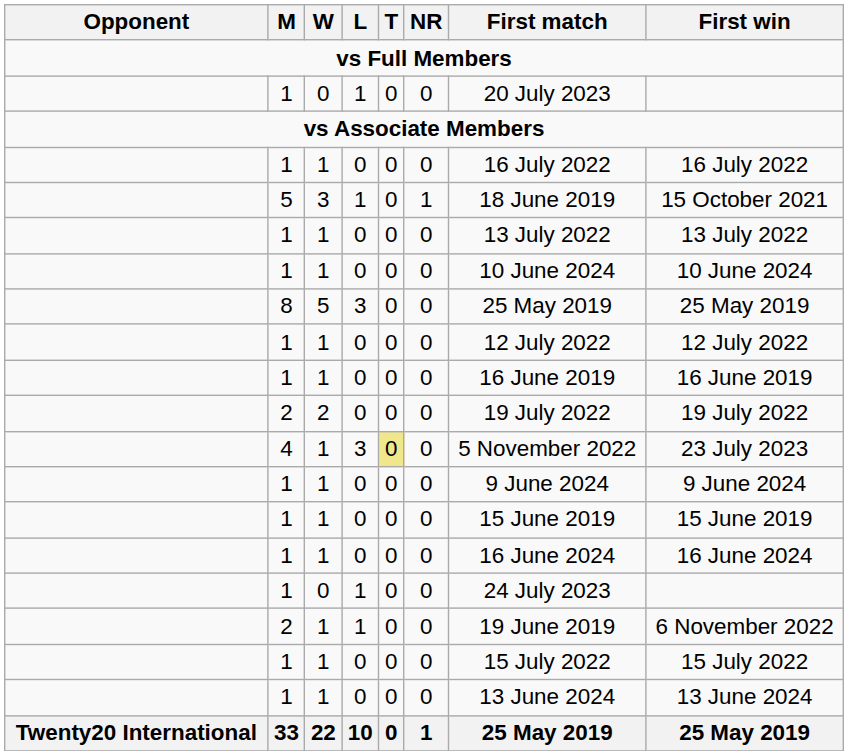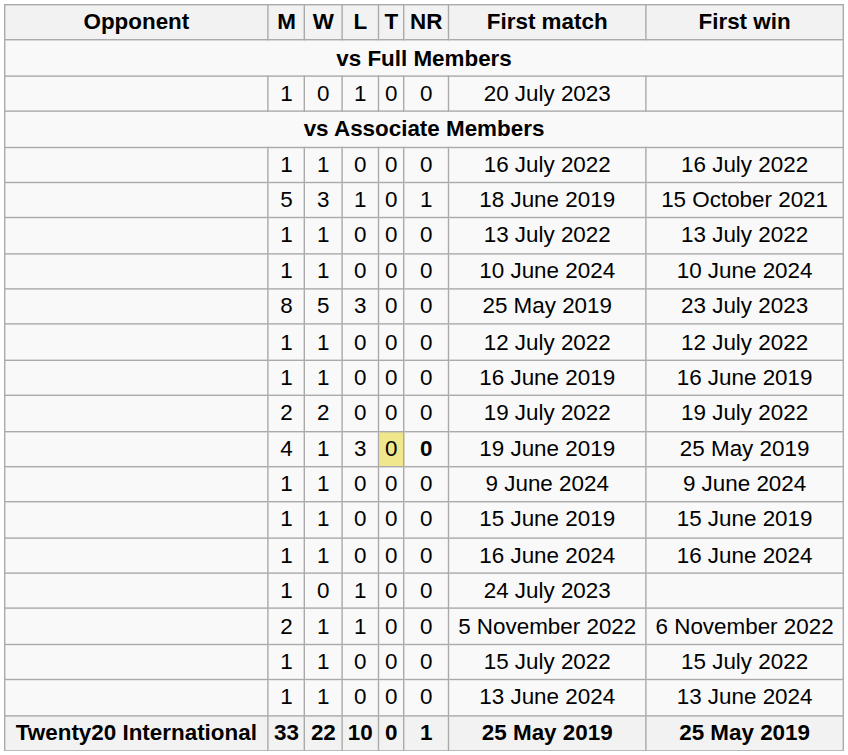(745, 306) 25 May 2019 -> (745, 306) 23 July 2023
(426, 448) normal -> (426, 448) bold
(547, 448) 5 November 2022 -> (547, 448) 19 June 2019
(745, 448) 23 July 2023 -> (745, 448) 25 May 2019
(547, 626) 19 June 2019 -> (547, 626) 5 November 2022
